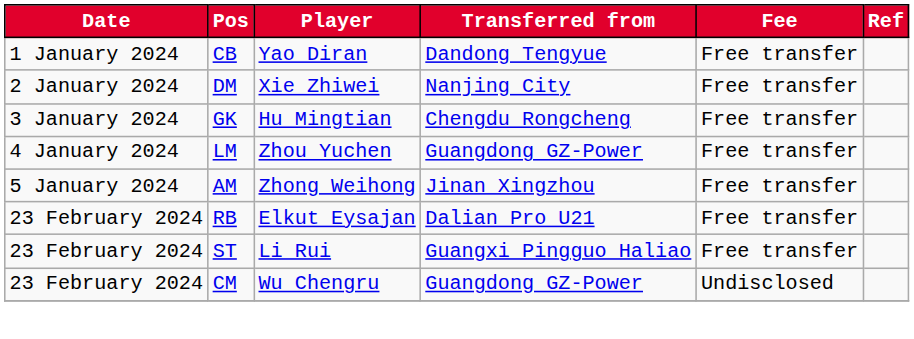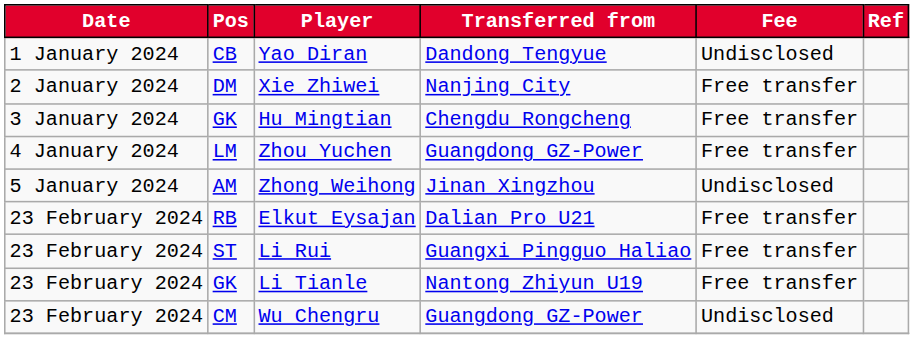(780, 54) Free transfer -> (767, 54) Undisclosed
(780, 185) Free transfer -> (767, 185) Undisclosed
+ row: (313, 284)
